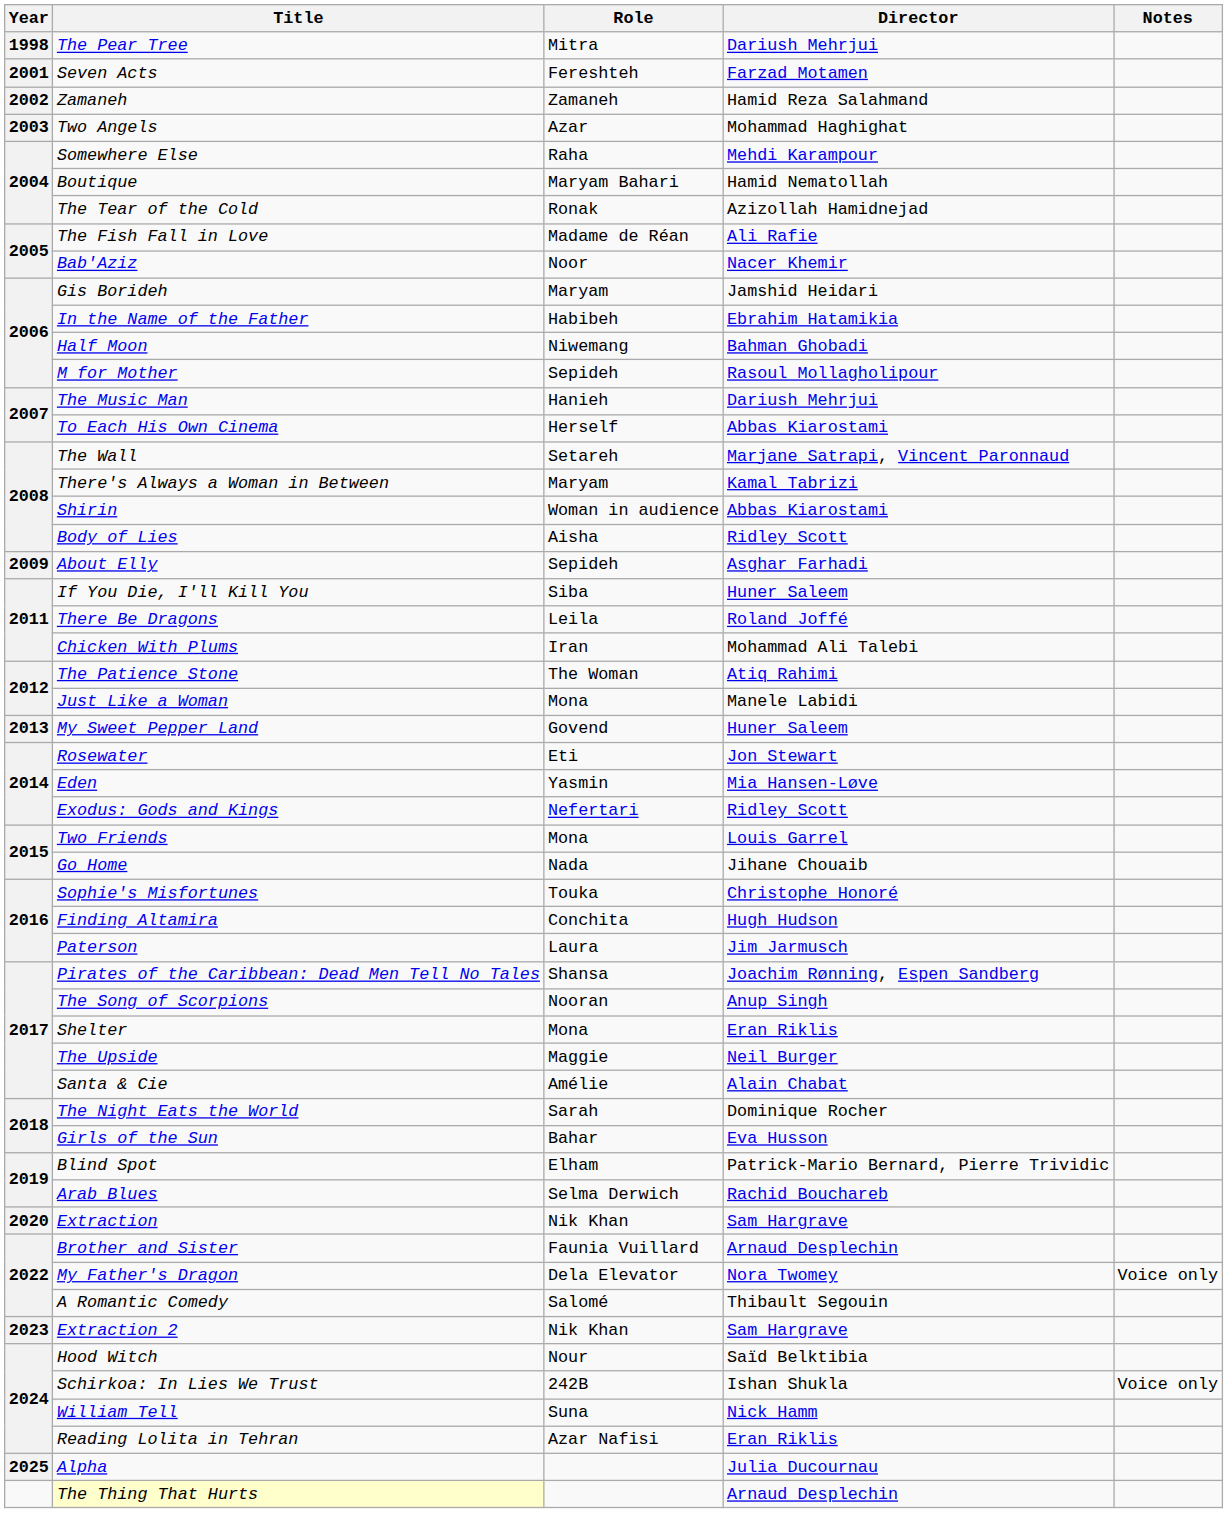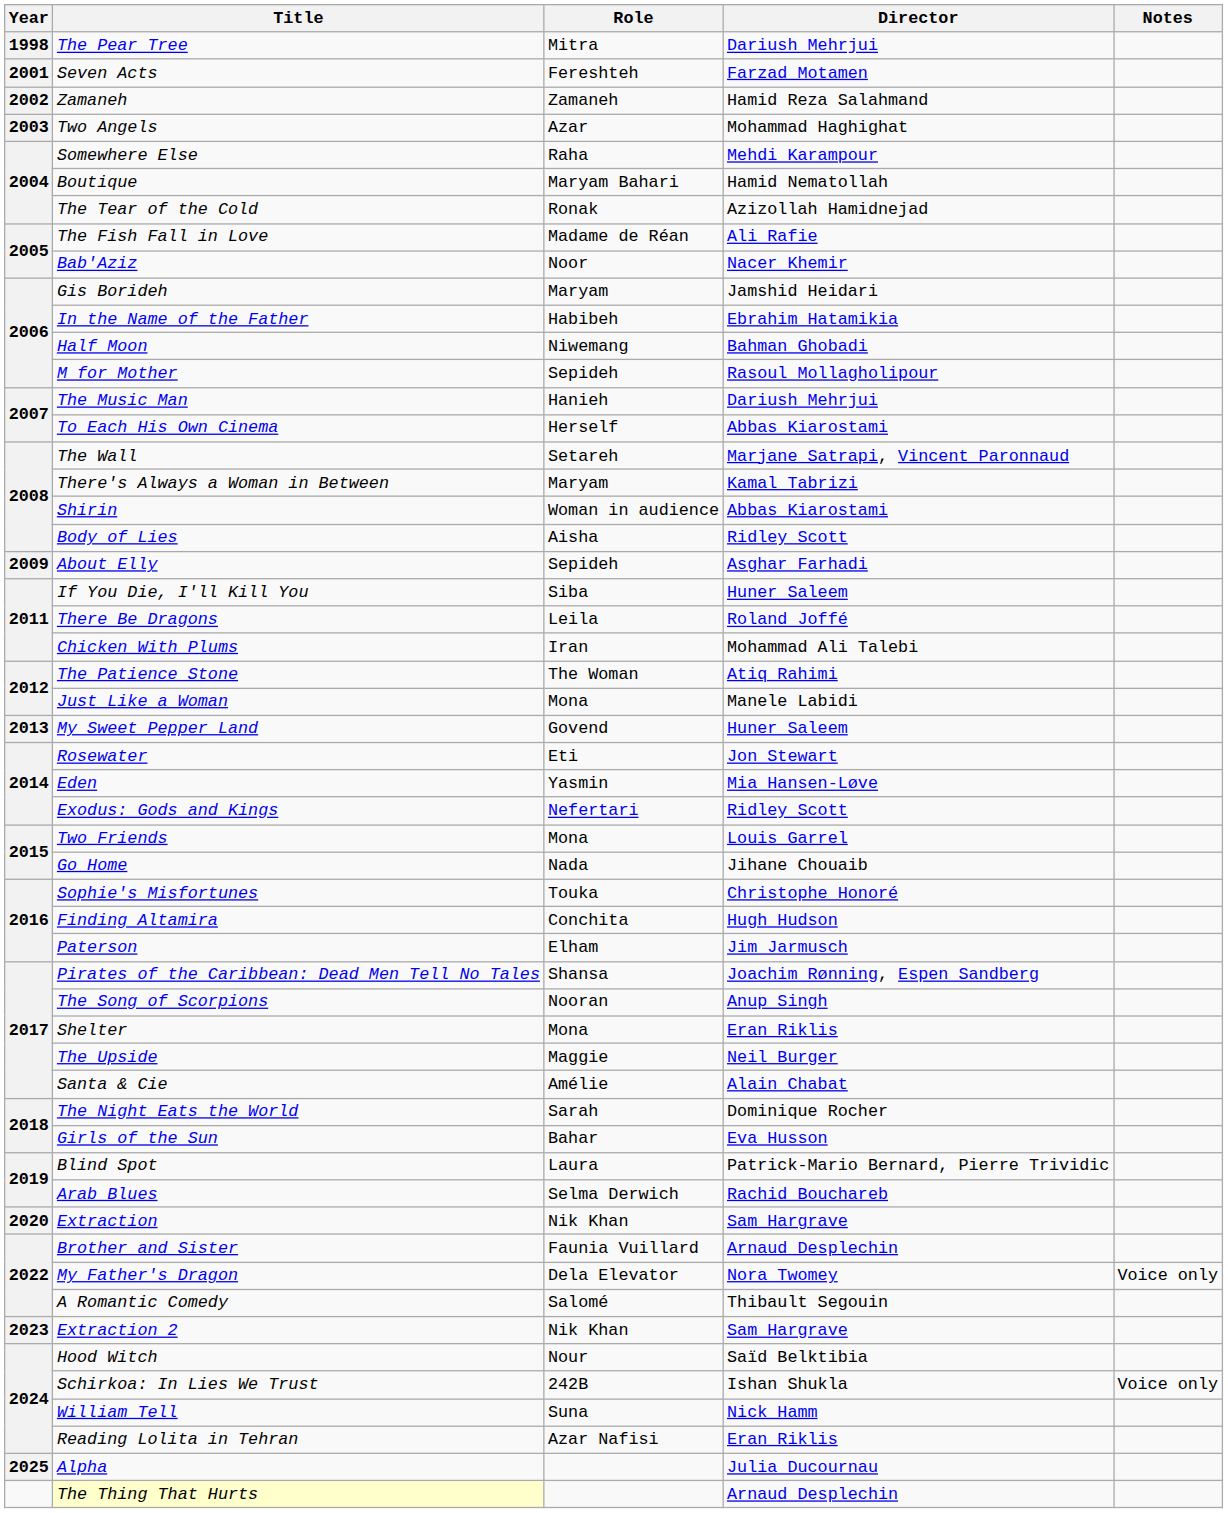(573, 948) Laura -> (573, 948) Elham
(573, 1166) Elham -> (573, 1166) Laura
